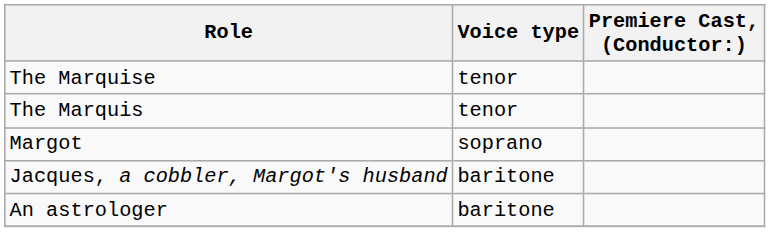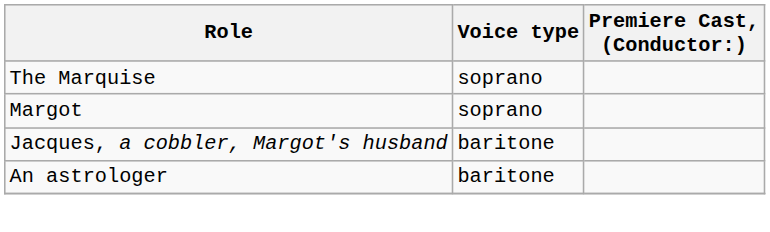(488, 78) tenor -> (500, 78) soprano
- row: (77, 111)
